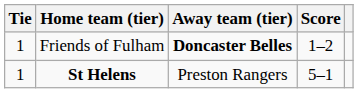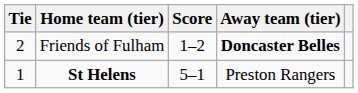columns swapped: (321, 18) <-> (232, 18)
(20, 45) 1 -> (20, 45) 2
